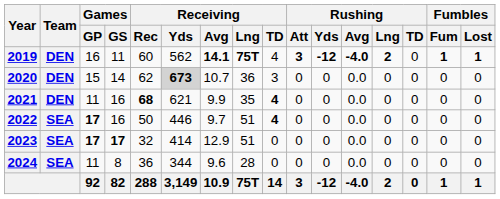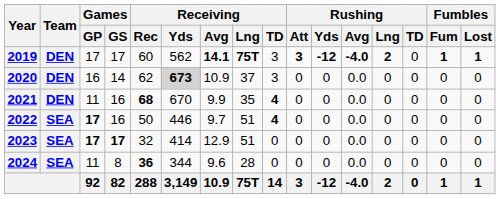(93, 57) 16 -> (93, 57) 17
(118, 57) 11 -> (118, 57) 17
(275, 57) 4 -> (275, 57) 3
(93, 78) 15 -> (93, 78) 16
(216, 78) 10.7 -> (216, 78) 10.9
(248, 78) 36 -> (248, 78) 37
(181, 99) 621 -> (181, 99) 670
(146, 162) normal -> (146, 162) bold
